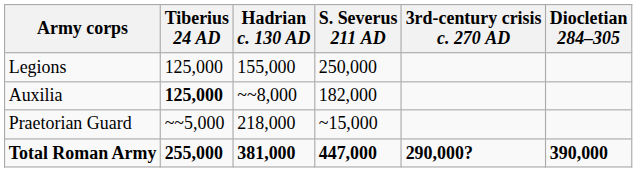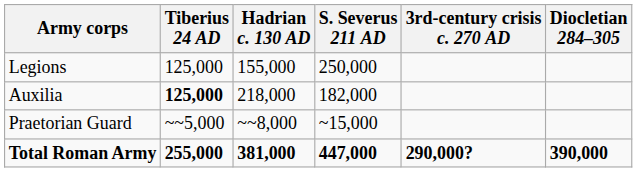(267, 95) ~~8,000 -> (266, 95) 218,000
(266, 124) 218,000 -> (267, 124) ~~8,000
